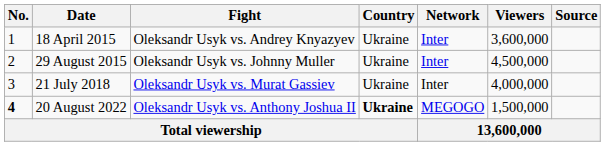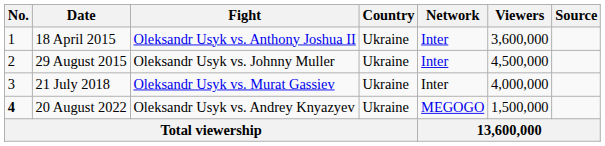(244, 38) Oleksandr Usyk vs. Andrey Knyazyev -> (245, 38) Oleksandr Usyk vs. Anthony Joshua II
(245, 107) Oleksandr Usyk vs. Anthony Joshua II -> (244, 107) Oleksandr Usyk vs. Andrey Knyazyev
(388, 107) bold -> (386, 107) normal
